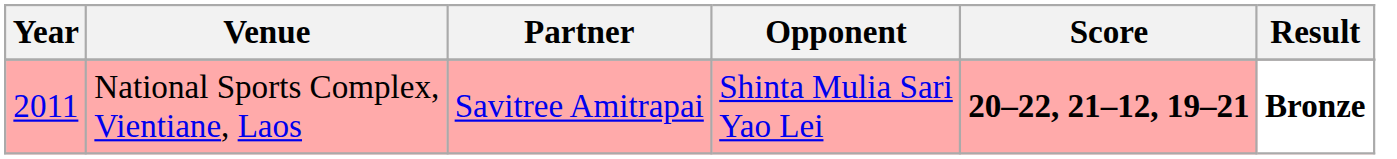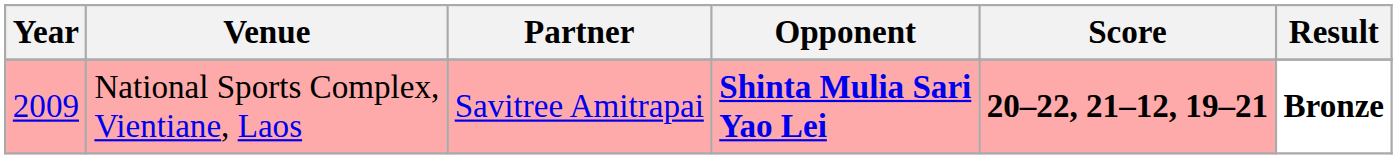(46, 106) 2011 -> (46, 106) 2009
(836, 106) normal -> (845, 106) bold
